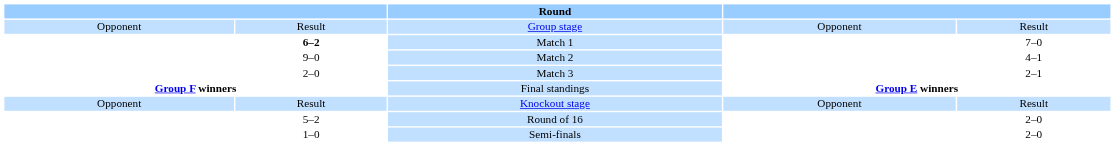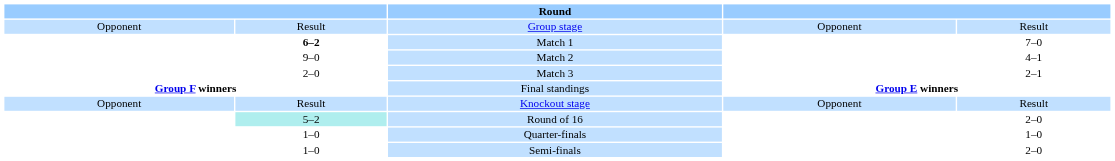(311, 119) no background -> (311, 119) paleturquoise background
+ row: (555, 134)
